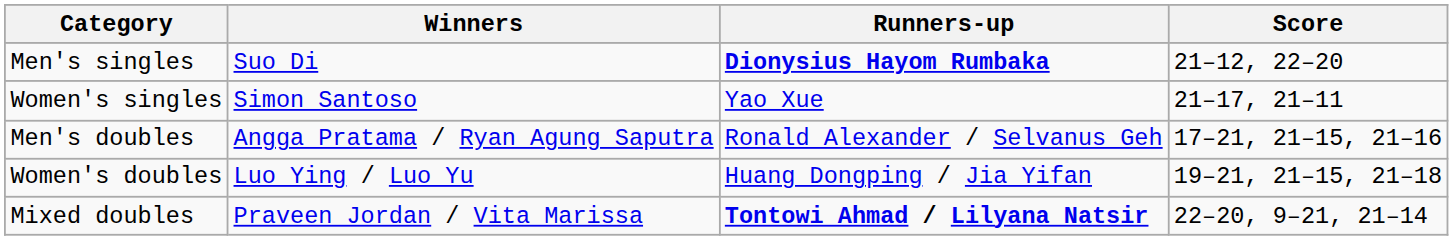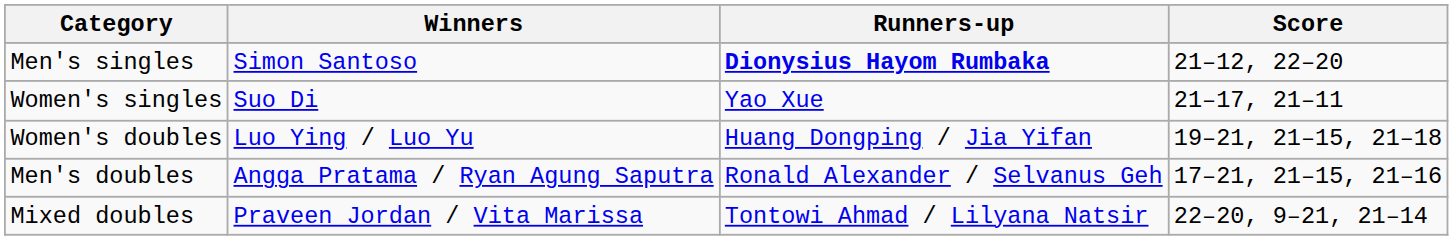(276, 62) Suo Di -> (325, 62) Simon Santoso
(325, 101) Simon Santoso -> (276, 101) Suo Di
rows swapped: (102, 139) <-> (116, 177)
(937, 216) bold -> (937, 216) normal
